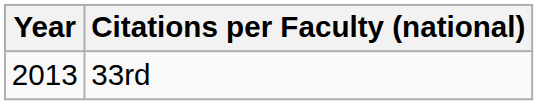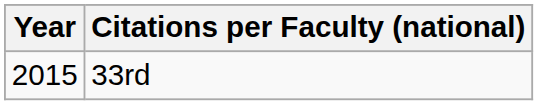(45, 74) 2013 -> (45, 74) 2015
